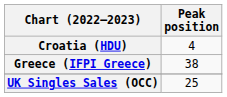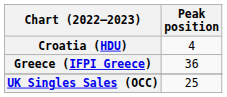(192, 64) 38 -> (192, 64) 36
